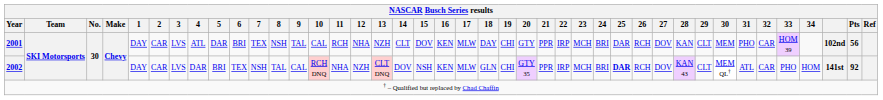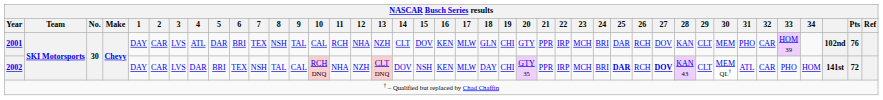(488, 44) DAY -> (488, 44) GLN
(854, 44) 56 -> (855, 44) 76
(488, 68) GLN -> (488, 68) DAY
(663, 68) normal -> (663, 68) bold
(854, 68) 92 -> (855, 68) 72
